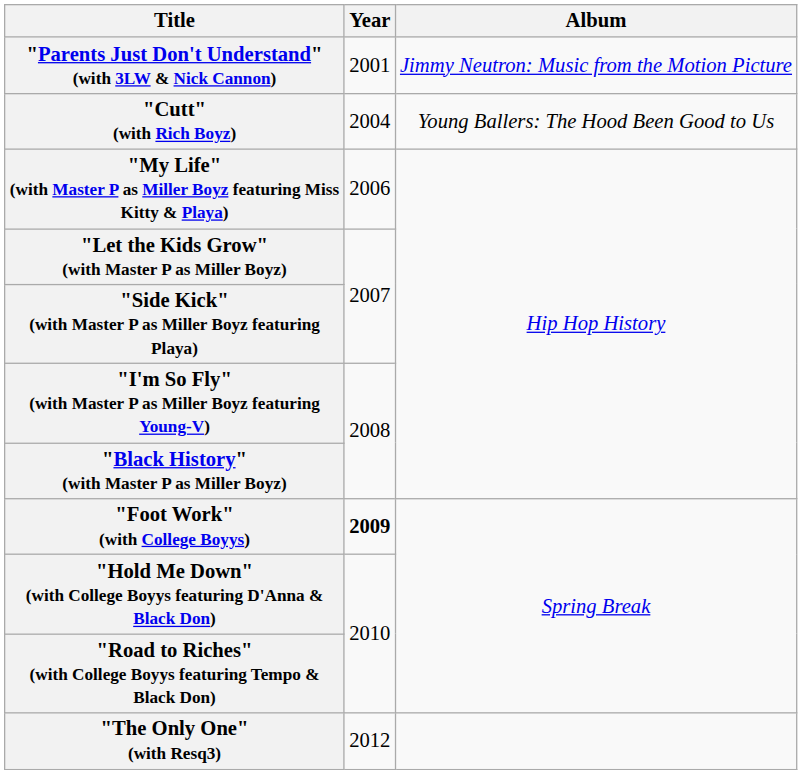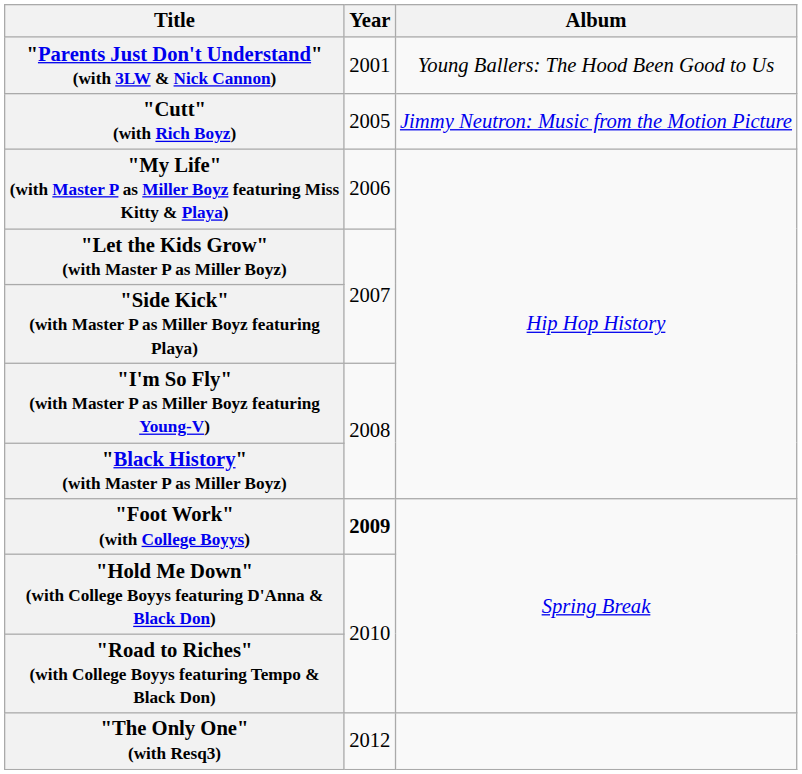(596, 65) Jimmy Neutron: Music from the Motion Picture -> (596, 65) Young Ballers: The Hood Been Good to Us
(370, 121) 2004 -> (370, 121) 2005
(596, 121) Young Ballers: The Hood Been Good to Us -> (596, 121) Jimmy Neutron: Music from the Motion Picture
